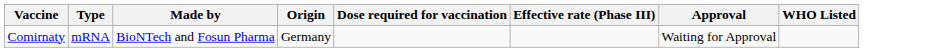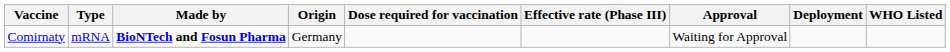+ column: (828, 15)
(195, 36) normal -> (201, 36) bold
